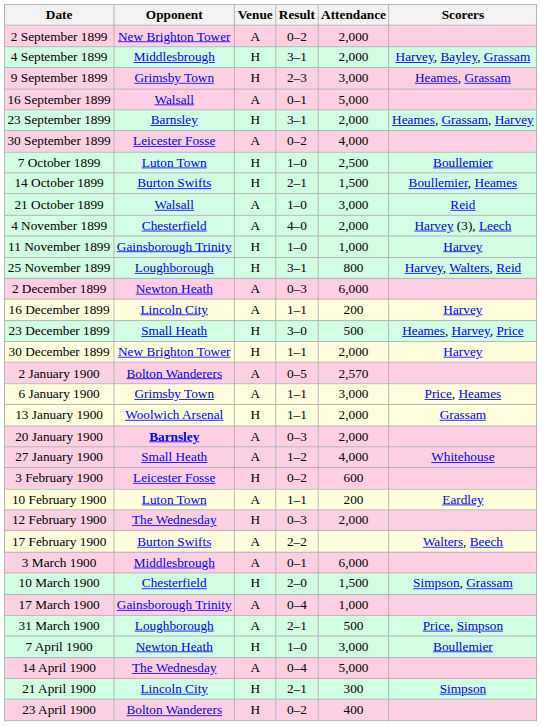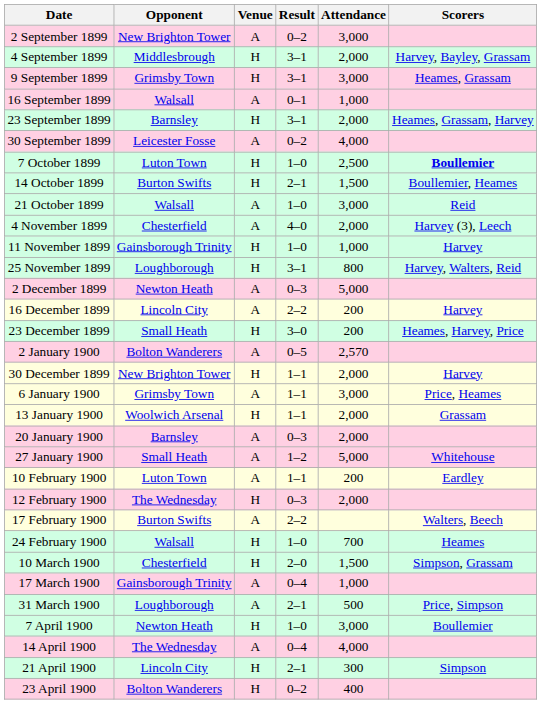(354, 36) 2,000 -> (354, 36) 3,000
(297, 78) 2–3 -> (297, 78) 3–1
(354, 99) 5,000 -> (354, 99) 1,000
(463, 162) normal -> (463, 162) bold
(354, 288) 6,000 -> (354, 288) 5,000
(297, 309) 1–1 -> (297, 309) 2–2
(354, 330) 500 -> (354, 330) 200
rows swapped: (59, 352) <-> (59, 373)
(174, 436) bold -> (174, 436) normal
(354, 457) 4,000 -> (354, 457) 5,000
- row: (59, 478)
+ row: (59, 541)
- row: (59, 562)
(354, 667) 5,000 -> (354, 646) 4,000
